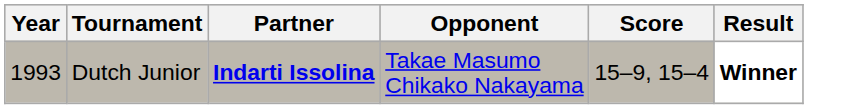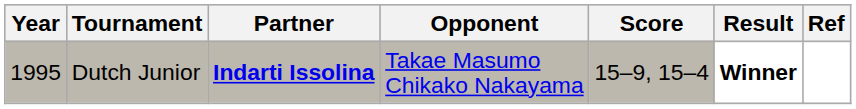+ column: (826, 23)
(36, 72) 1993 -> (36, 72) 1995
